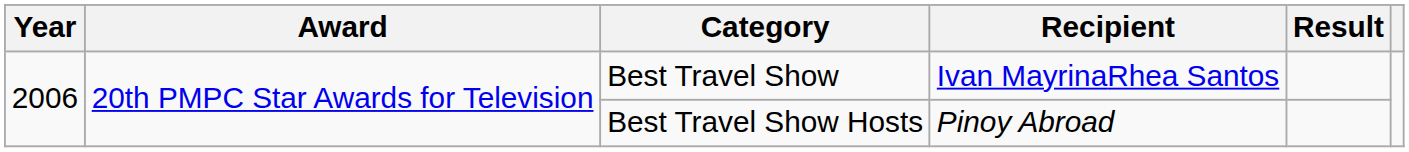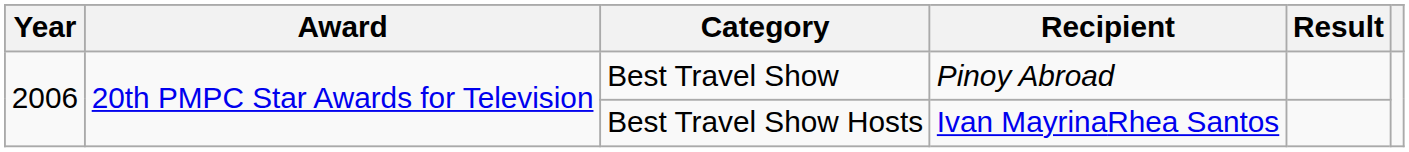(1108, 75) Ivan MayrinaRhea Santos -> (1026, 75) Pinoy Abroad
(1026, 122) Pinoy Abroad -> (1108, 122) Ivan MayrinaRhea Santos
